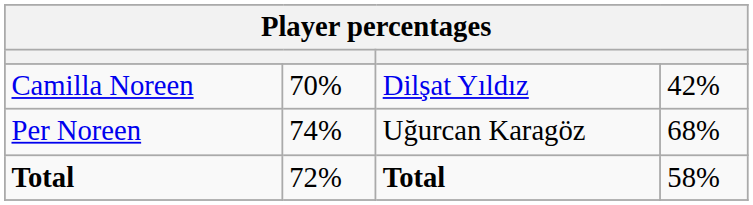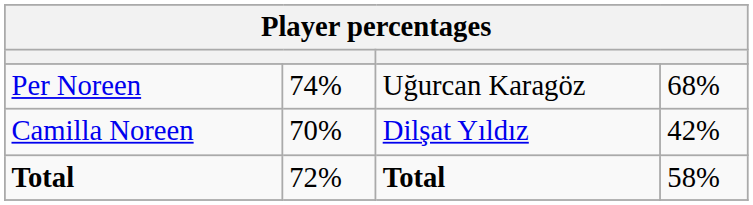rows swapped: (103, 85) <-> (76, 131)
